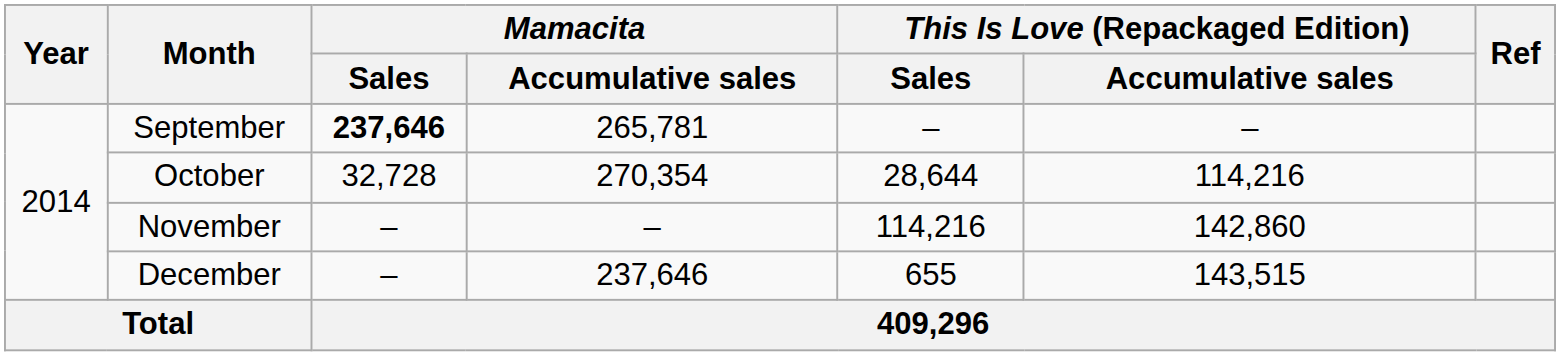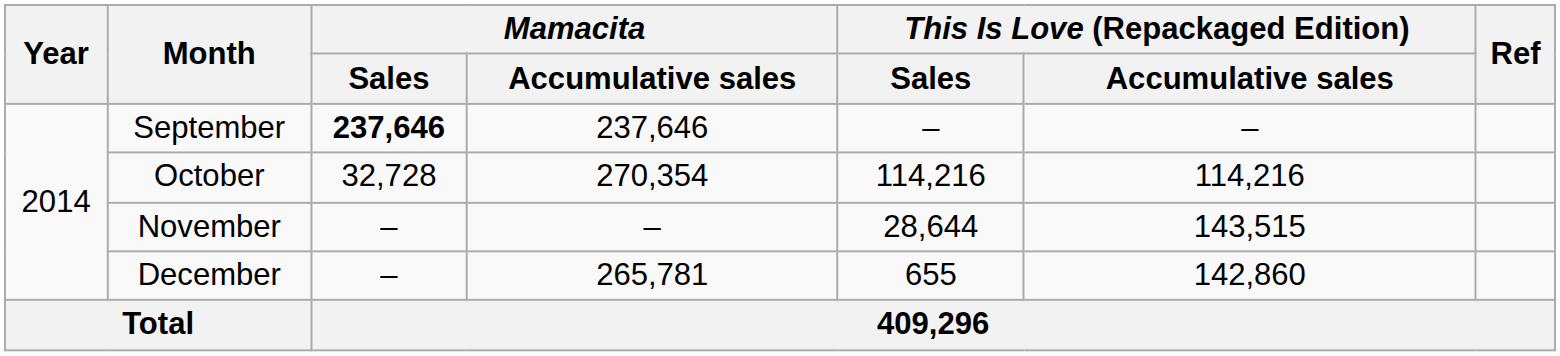(652, 127) 265,781 -> (652, 127) 237,646
(931, 176) 28,644 -> (931, 176) 114,216
(931, 226) 114,216 -> (931, 226) 28,644
(1250, 226) 142,860 -> (1250, 226) 143,515
(652, 275) 237,646 -> (652, 275) 265,781
(1250, 275) 143,515 -> (1250, 275) 142,860
